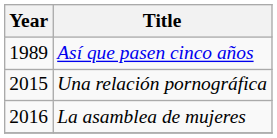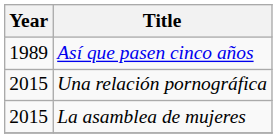(29, 117) 2016 -> (29, 117) 2015
